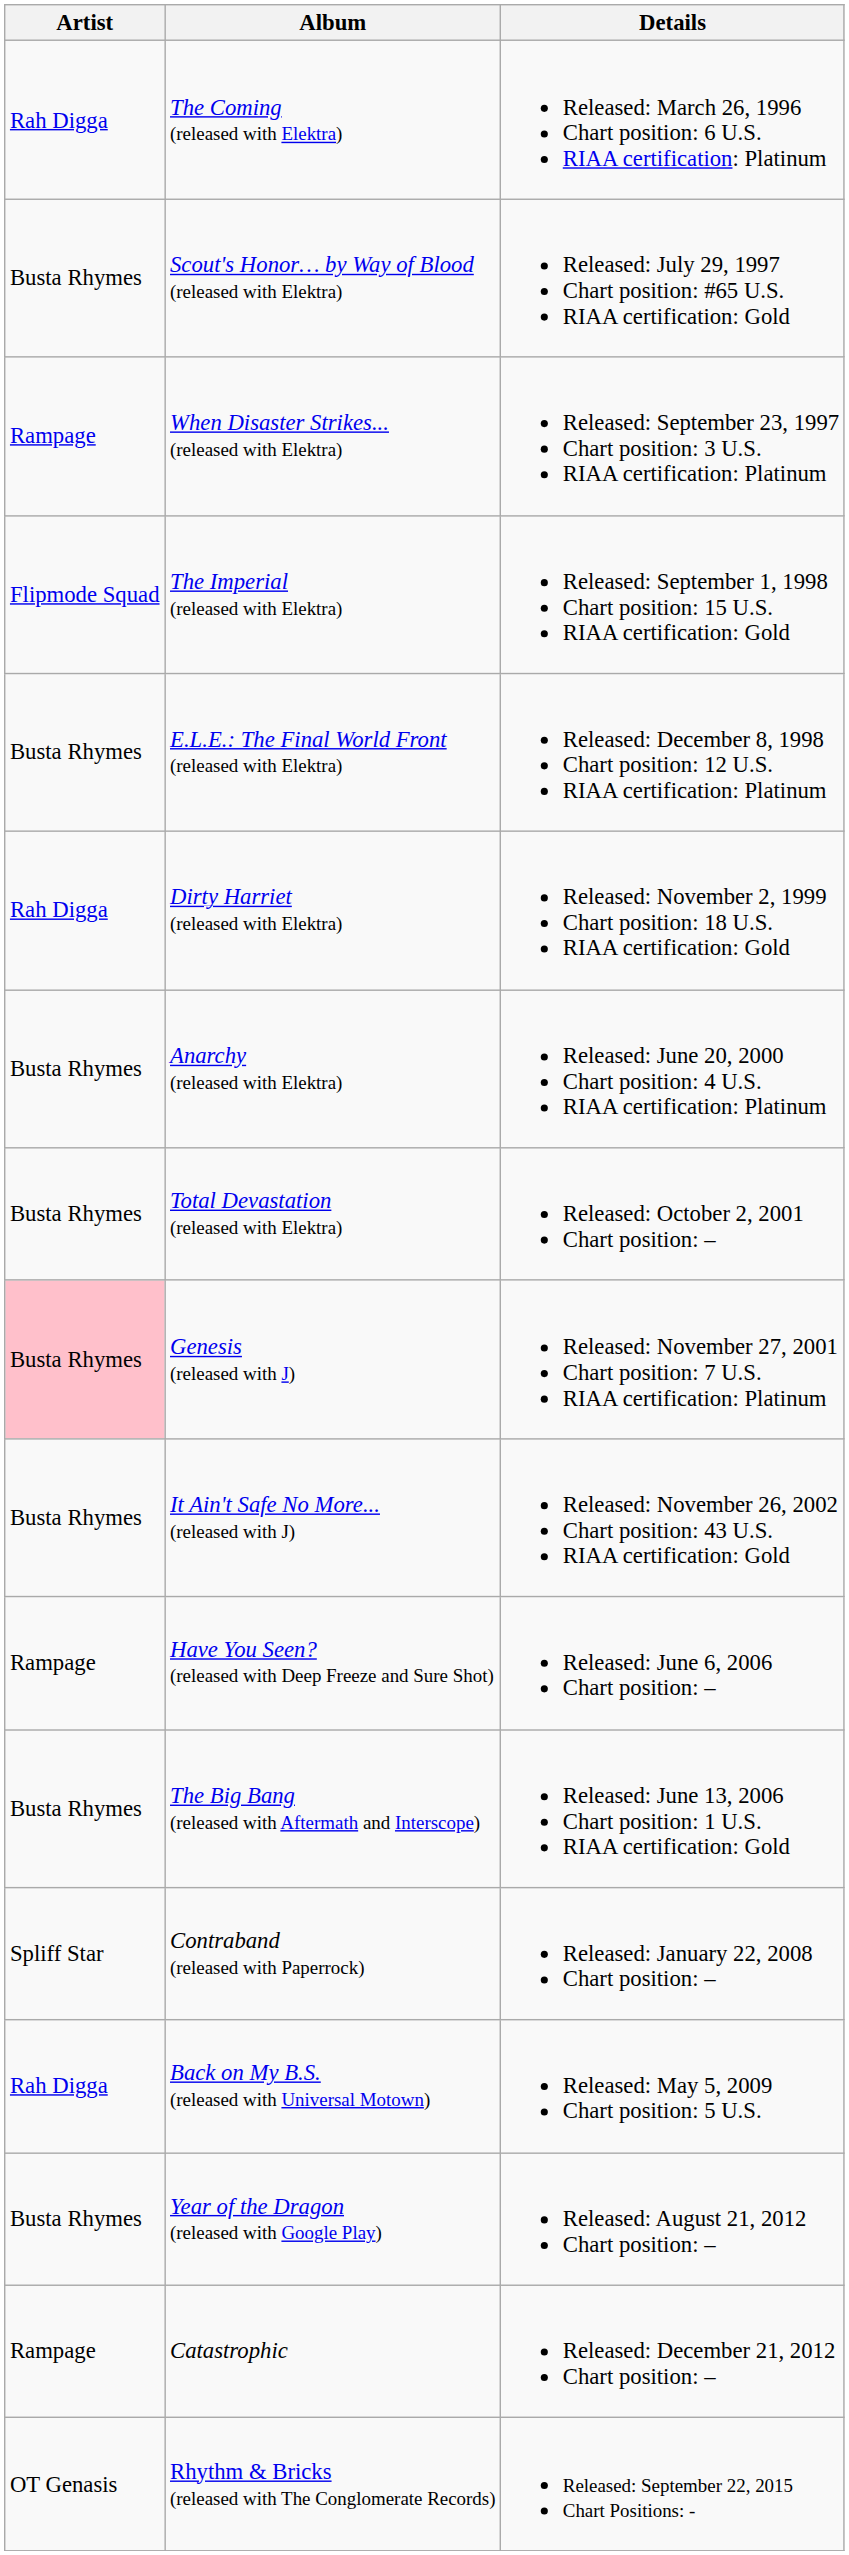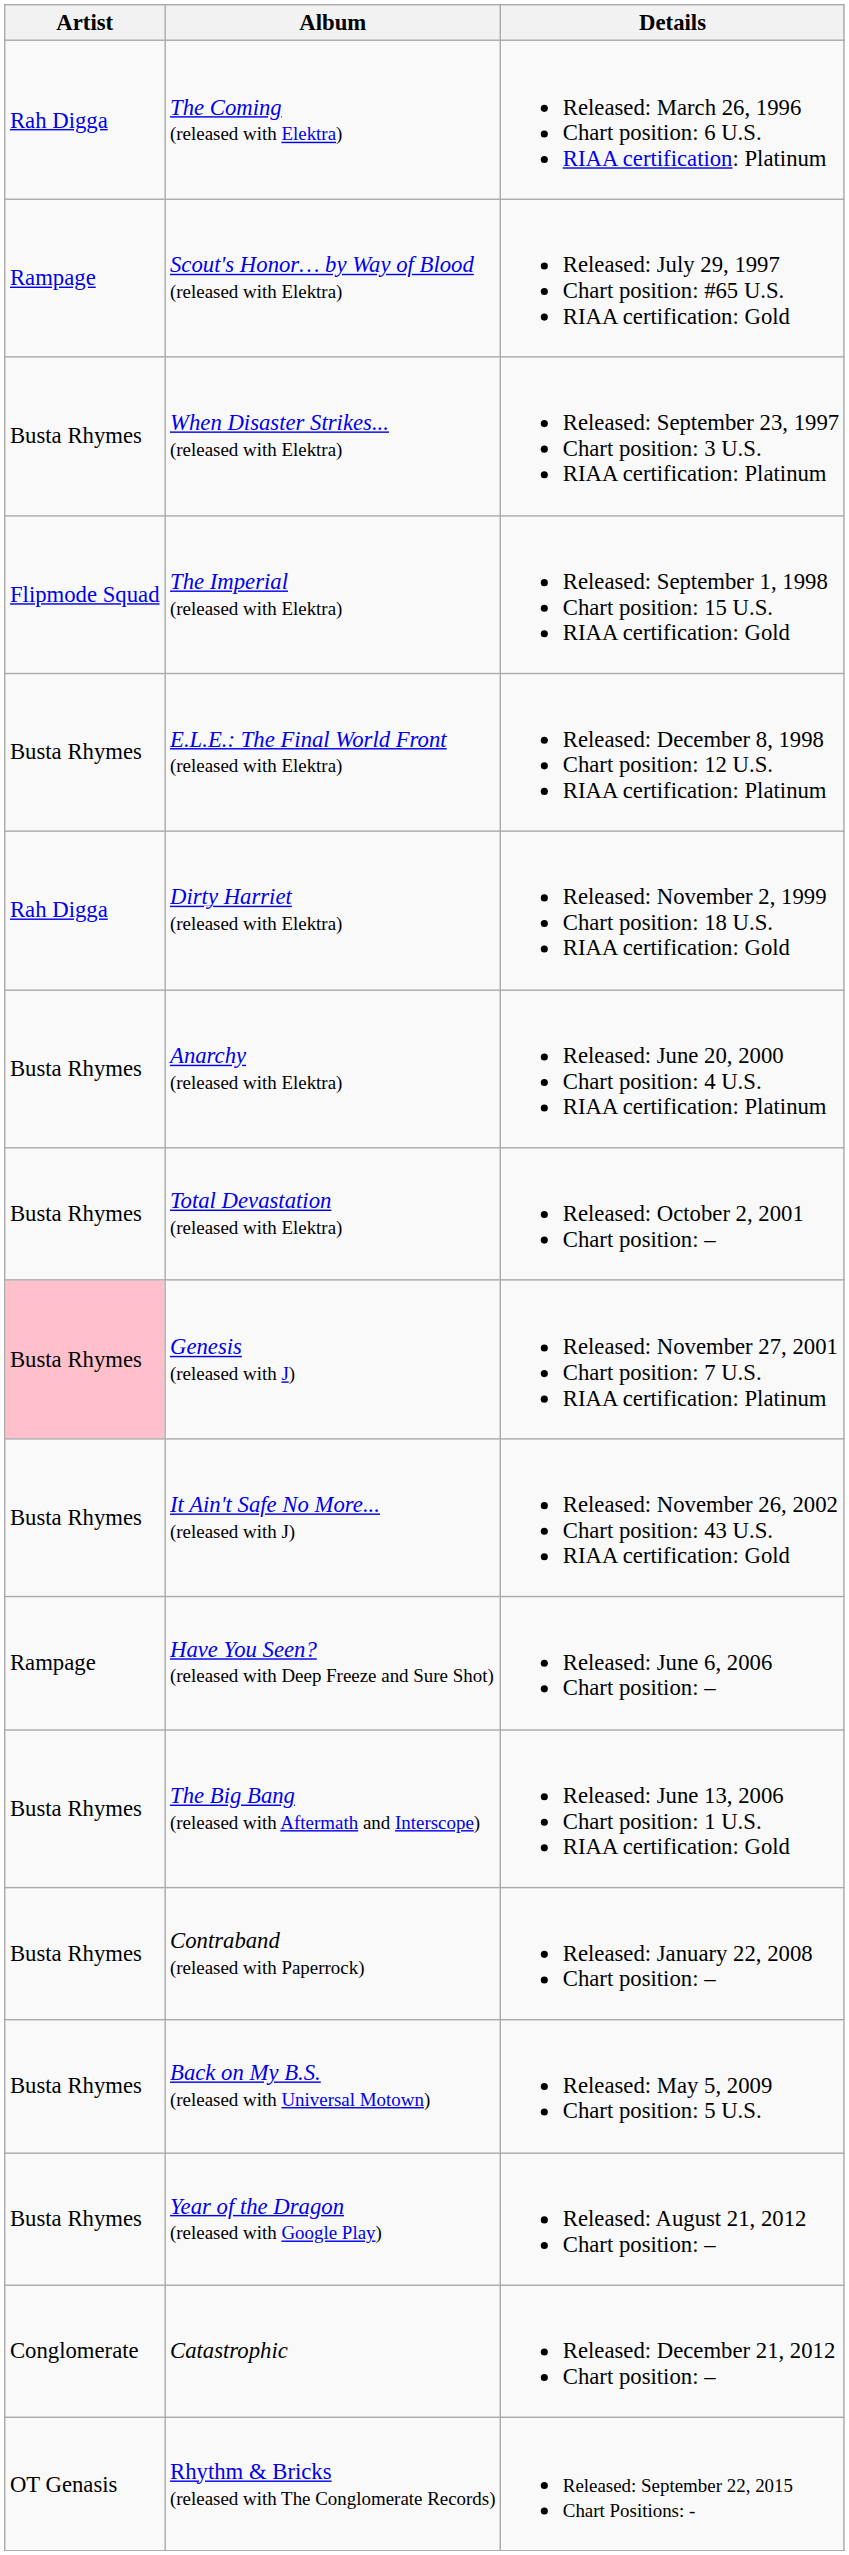(76, 277) Busta Rhymes -> (53, 277) Rampage
(53, 435) Rampage -> (76, 435) Busta Rhymes
(57, 1953) Spliff Star -> (76, 1953) Busta Rhymes
(59, 2086) Rah Digga -> (76, 2086) Busta Rhymes
(53, 2351) Rampage -> (74, 2351) Conglomerate
